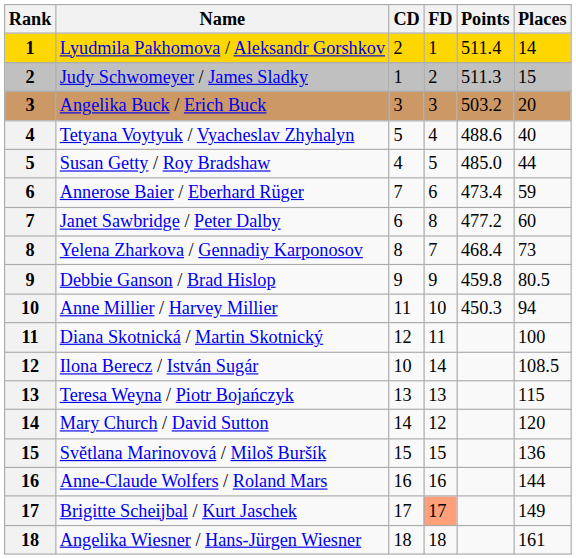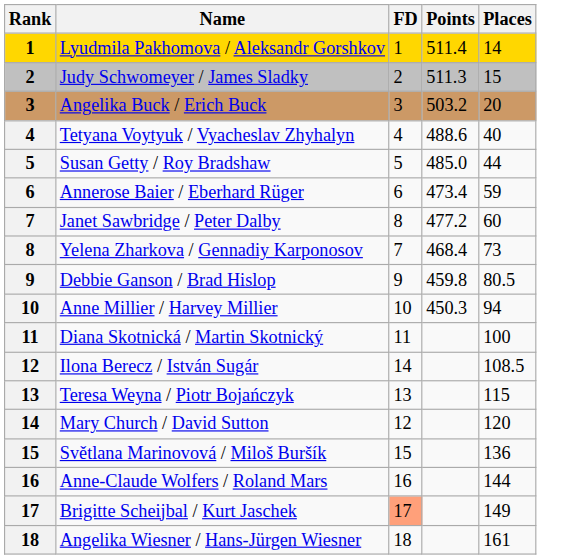- column: (407, 18)
